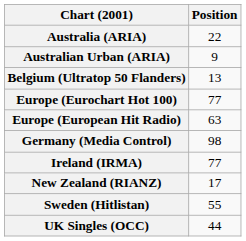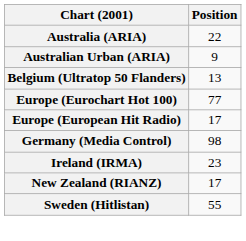(215, 120) 63 -> (215, 120) 17
(215, 162) 77 -> (215, 162) 23
- row: (97, 225)
